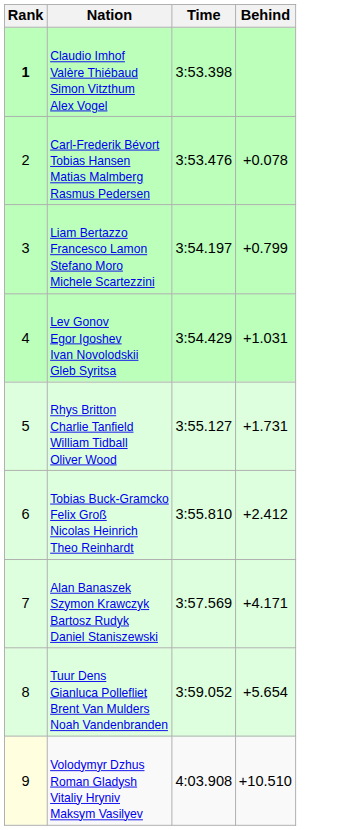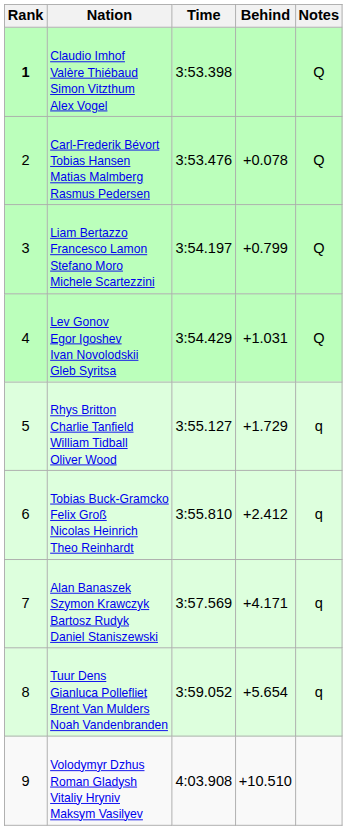+ column: (319, 16)
(265, 426) +1.731 -> (265, 426) +1.729
(26, 780) lightyellow background -> (26, 780) no background
